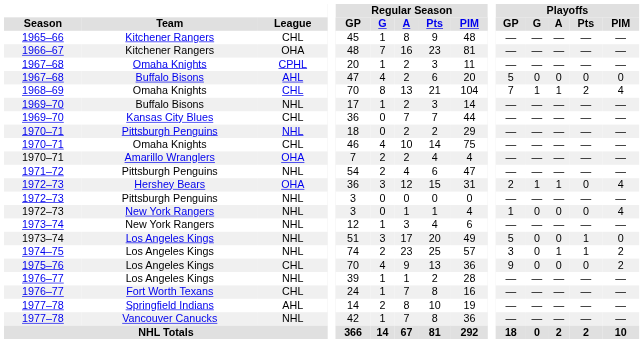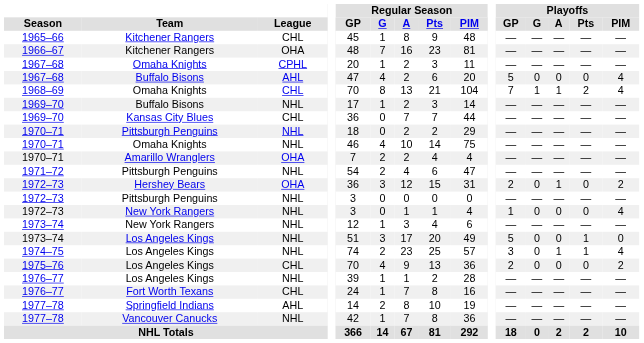(621, 77) 0 -> (621, 77) 4
(293, 144) CHL -> (293, 144) NHL
(537, 185) 1 -> (537, 185) 0
(621, 185) 4 -> (621, 185) 2
(621, 252) 2 -> (621, 252) 4
(511, 265) 9 -> (511, 265) 2
